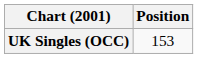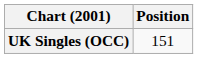(163, 41) 153 -> (163, 41) 151
